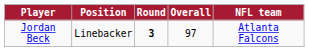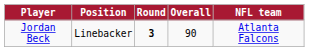(191, 33) 97 -> (191, 33) 90
